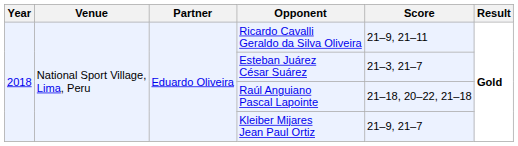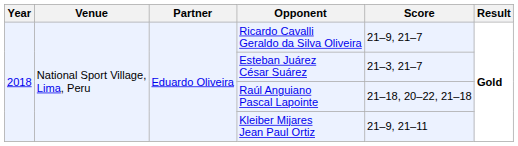(397, 37) 21–9, 21–11 -> (395, 37) 21–9, 21–7
(395, 127) 21–9, 21–7 -> (397, 127) 21–9, 21–11
